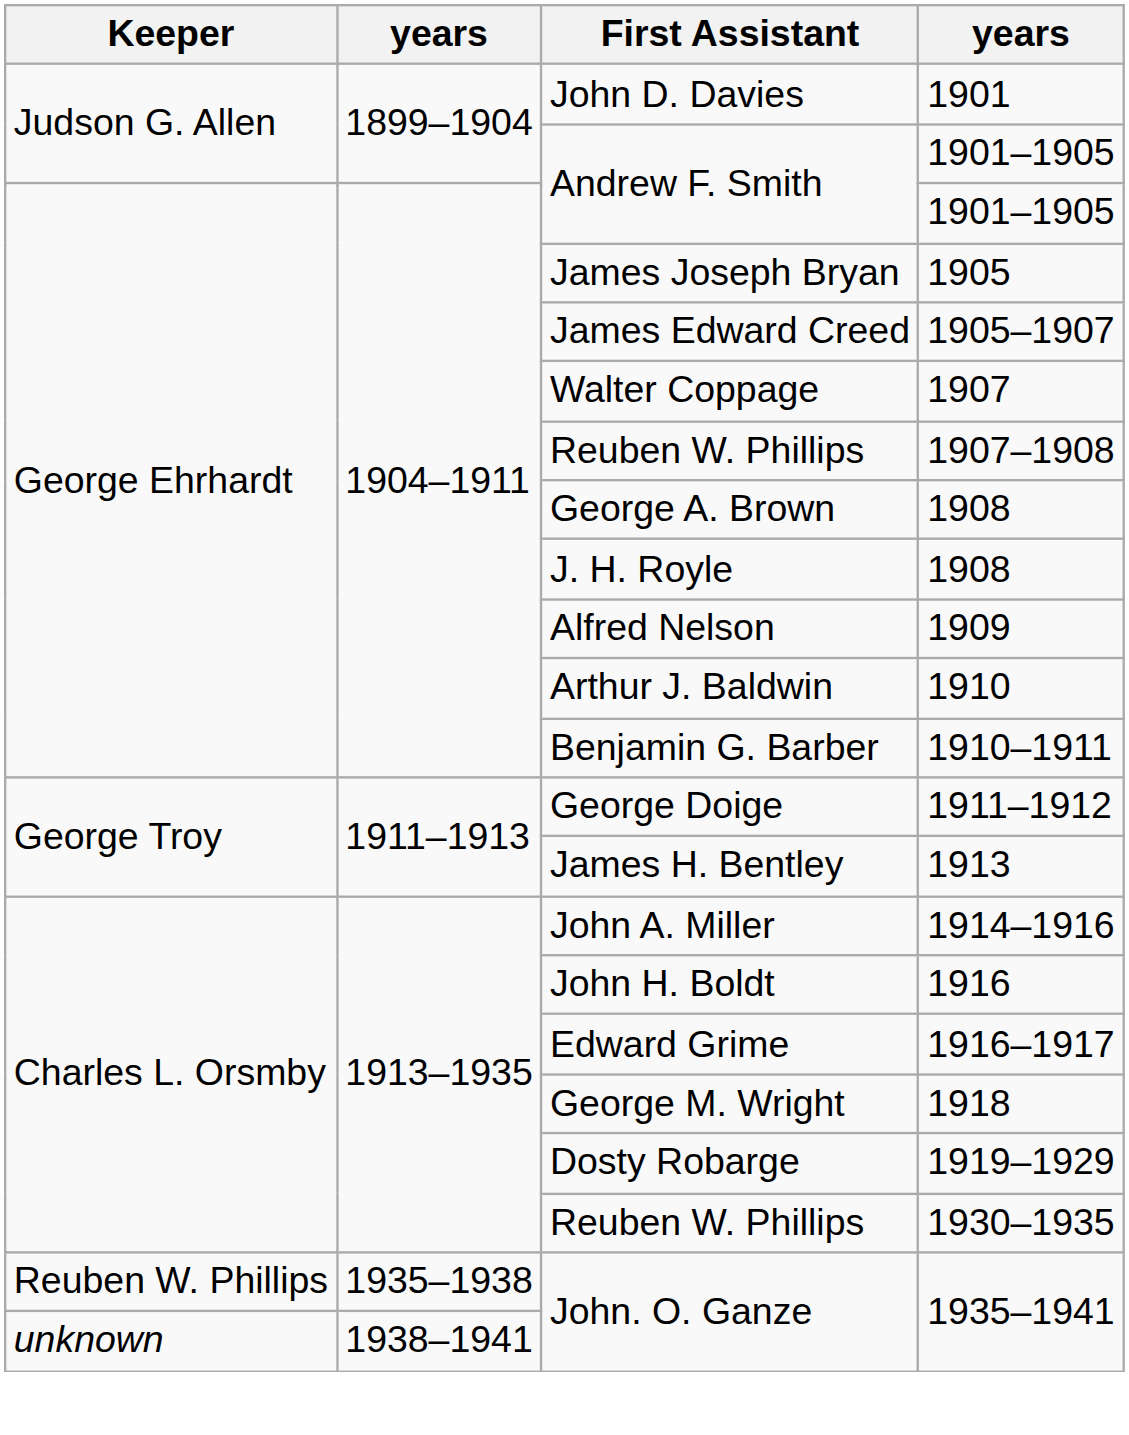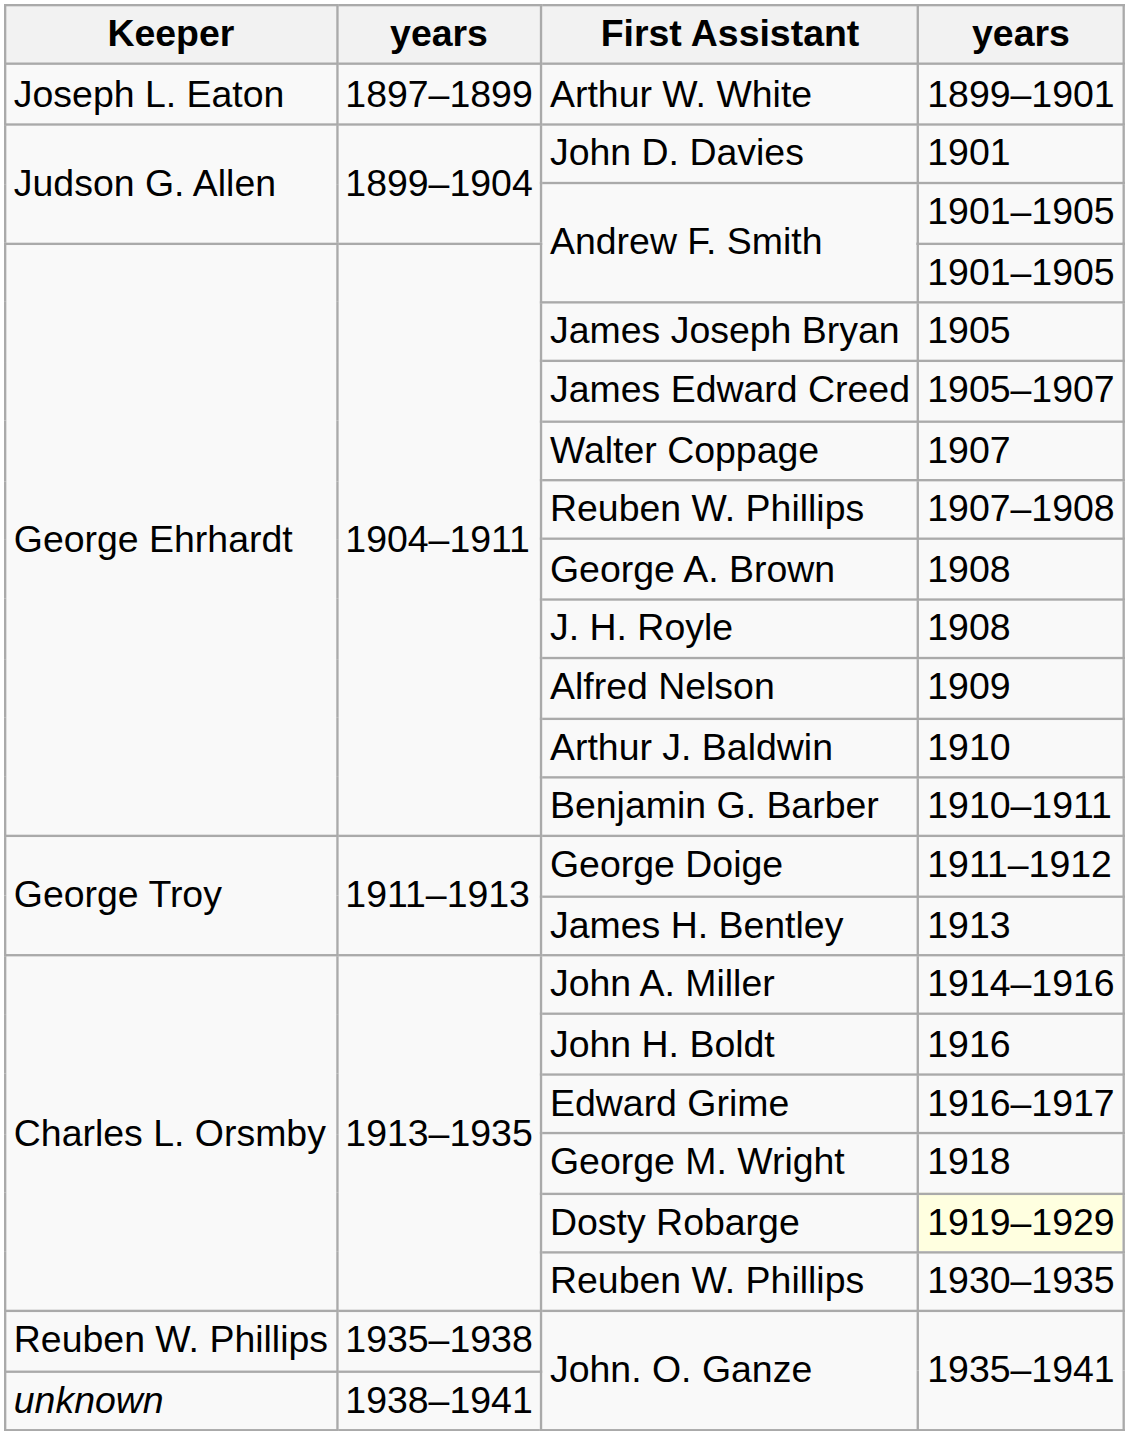+ row: (149, 93)
(1021, 1162) no background -> (1021, 1221) lightyellow background
